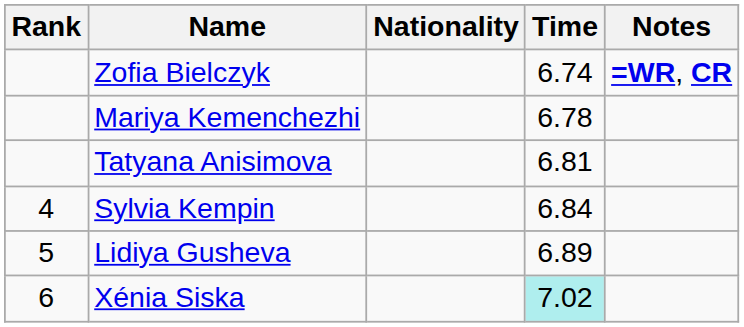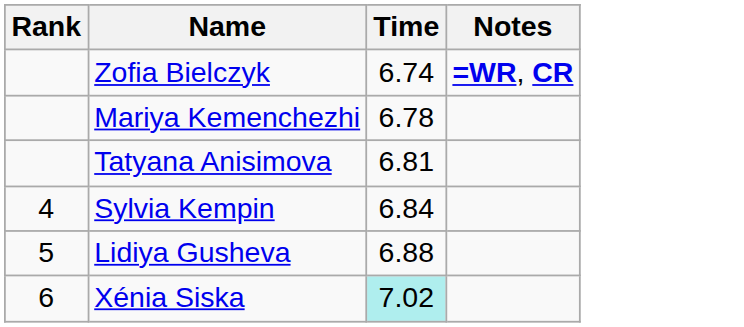- column: (446, 27)
(565, 252) 6.89 -> (406, 252) 6.88
